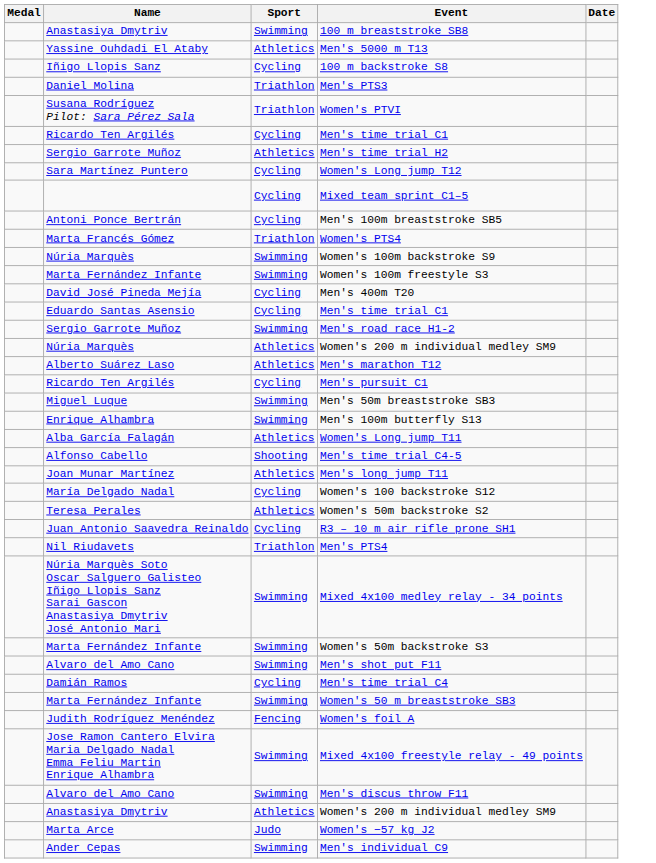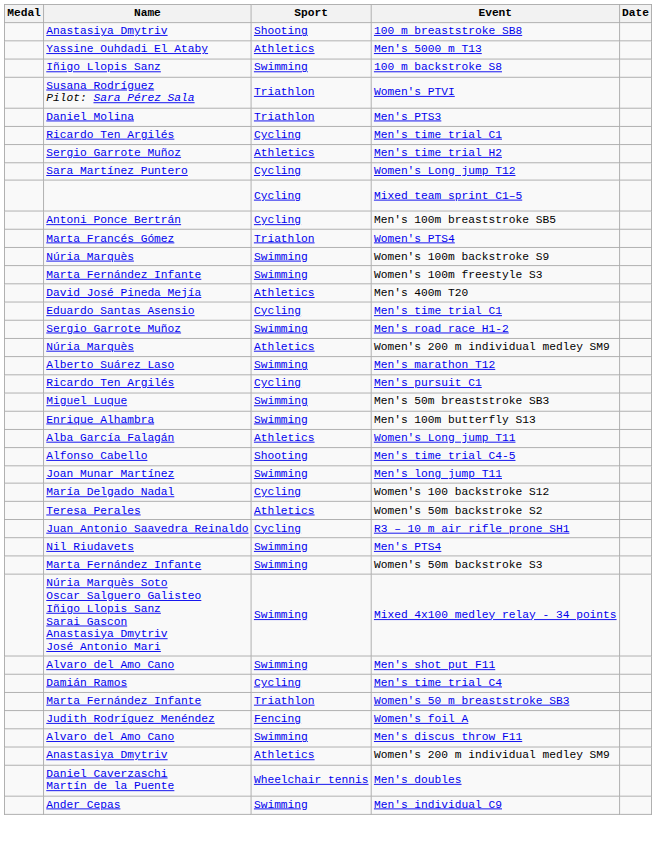(281, 32) Swimming -> (281, 32) Shooting
(278, 68) Cycling -> (281, 68) Swimming
rows swapped: (90, 86) <-> (120, 111)
(278, 293) Cycling -> (284, 293) Athletics
(284, 366) Athletics -> (281, 366) Swimming
(284, 475) Athletics -> (281, 475) Swimming
(284, 547) Triathlon -> (281, 547) Swimming
rows swapped: (124, 647) <-> (124, 597)
(281, 702) Swimming -> (284, 702) Triathlon
- row: (131, 757)
+ row: (110, 781)
- row: (80, 831)
